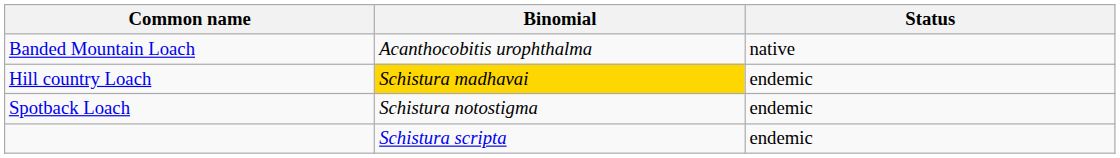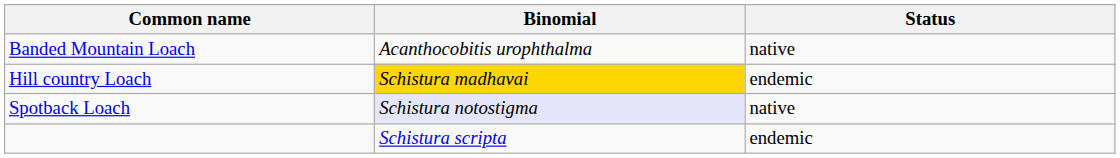(458, 108) no background -> (458, 108) lavender background
(781, 108) endemic -> (772, 108) native
